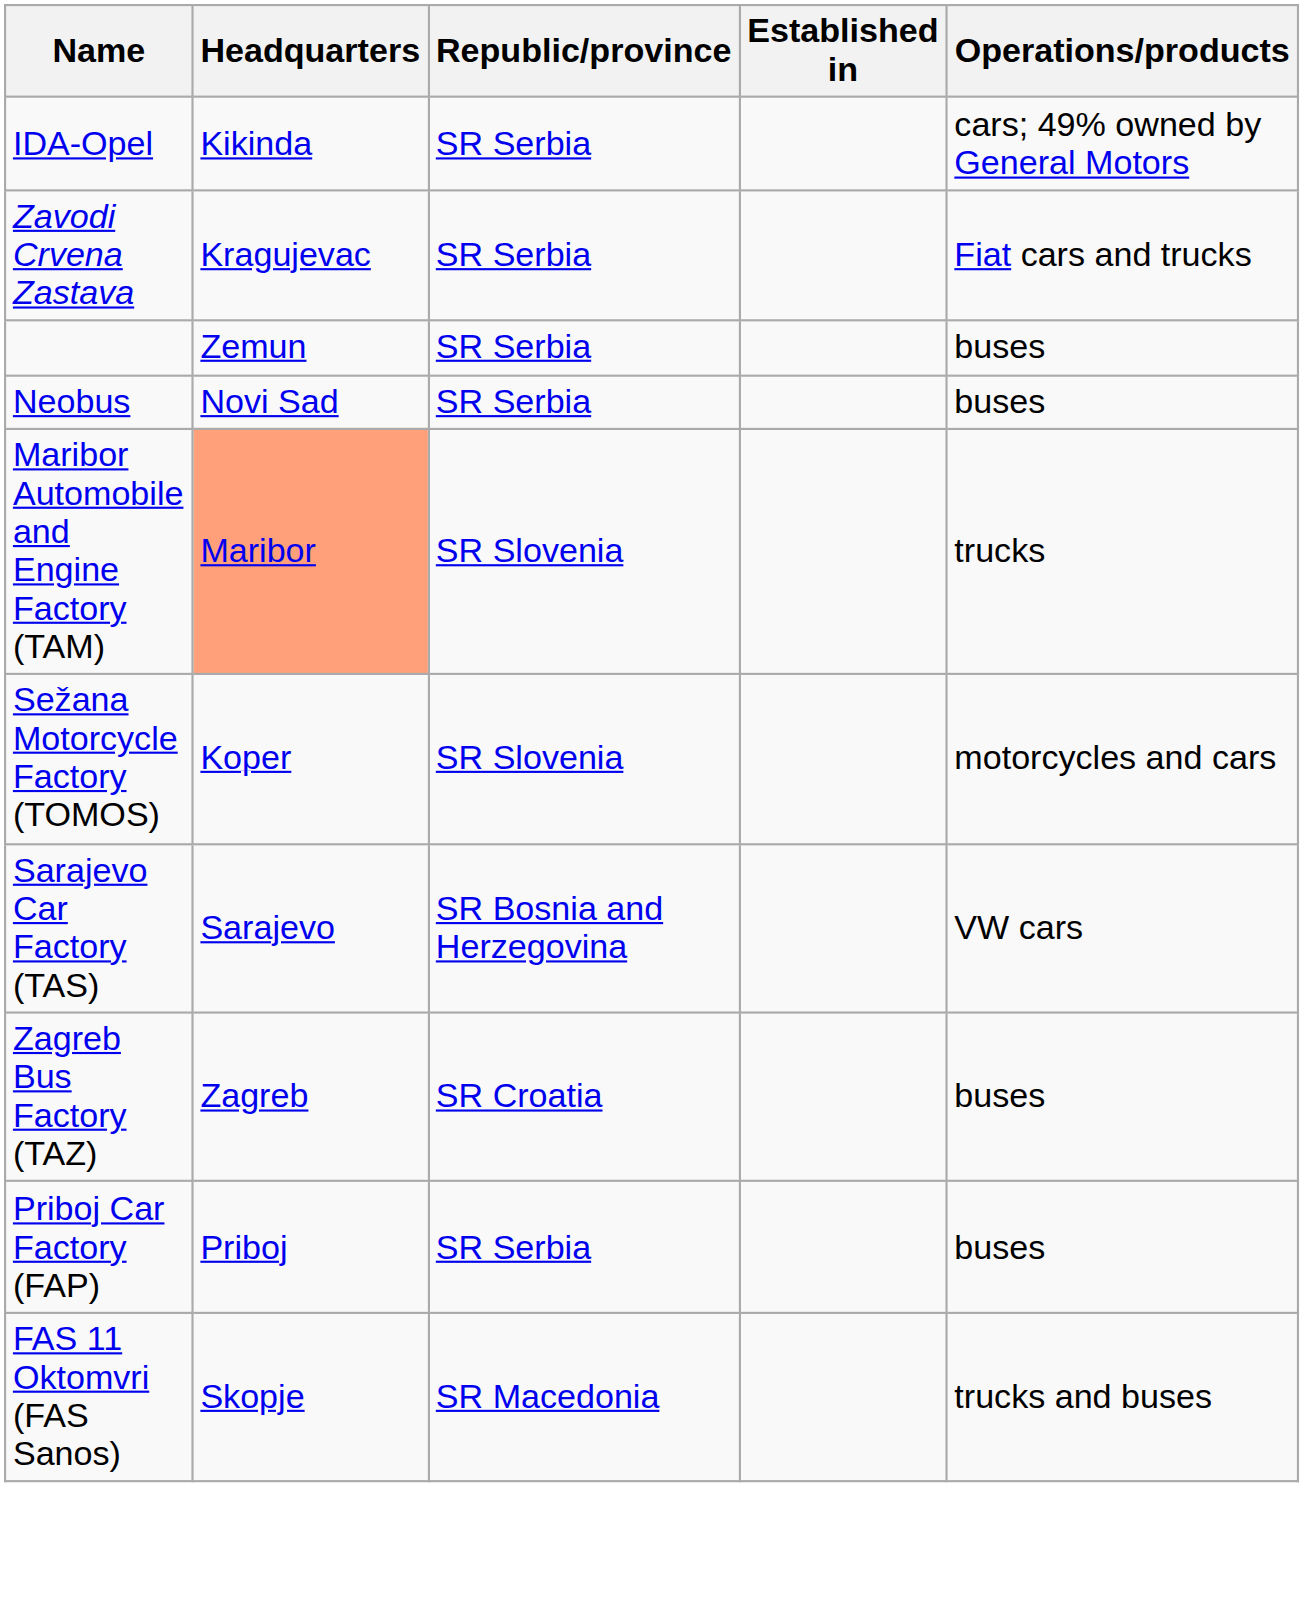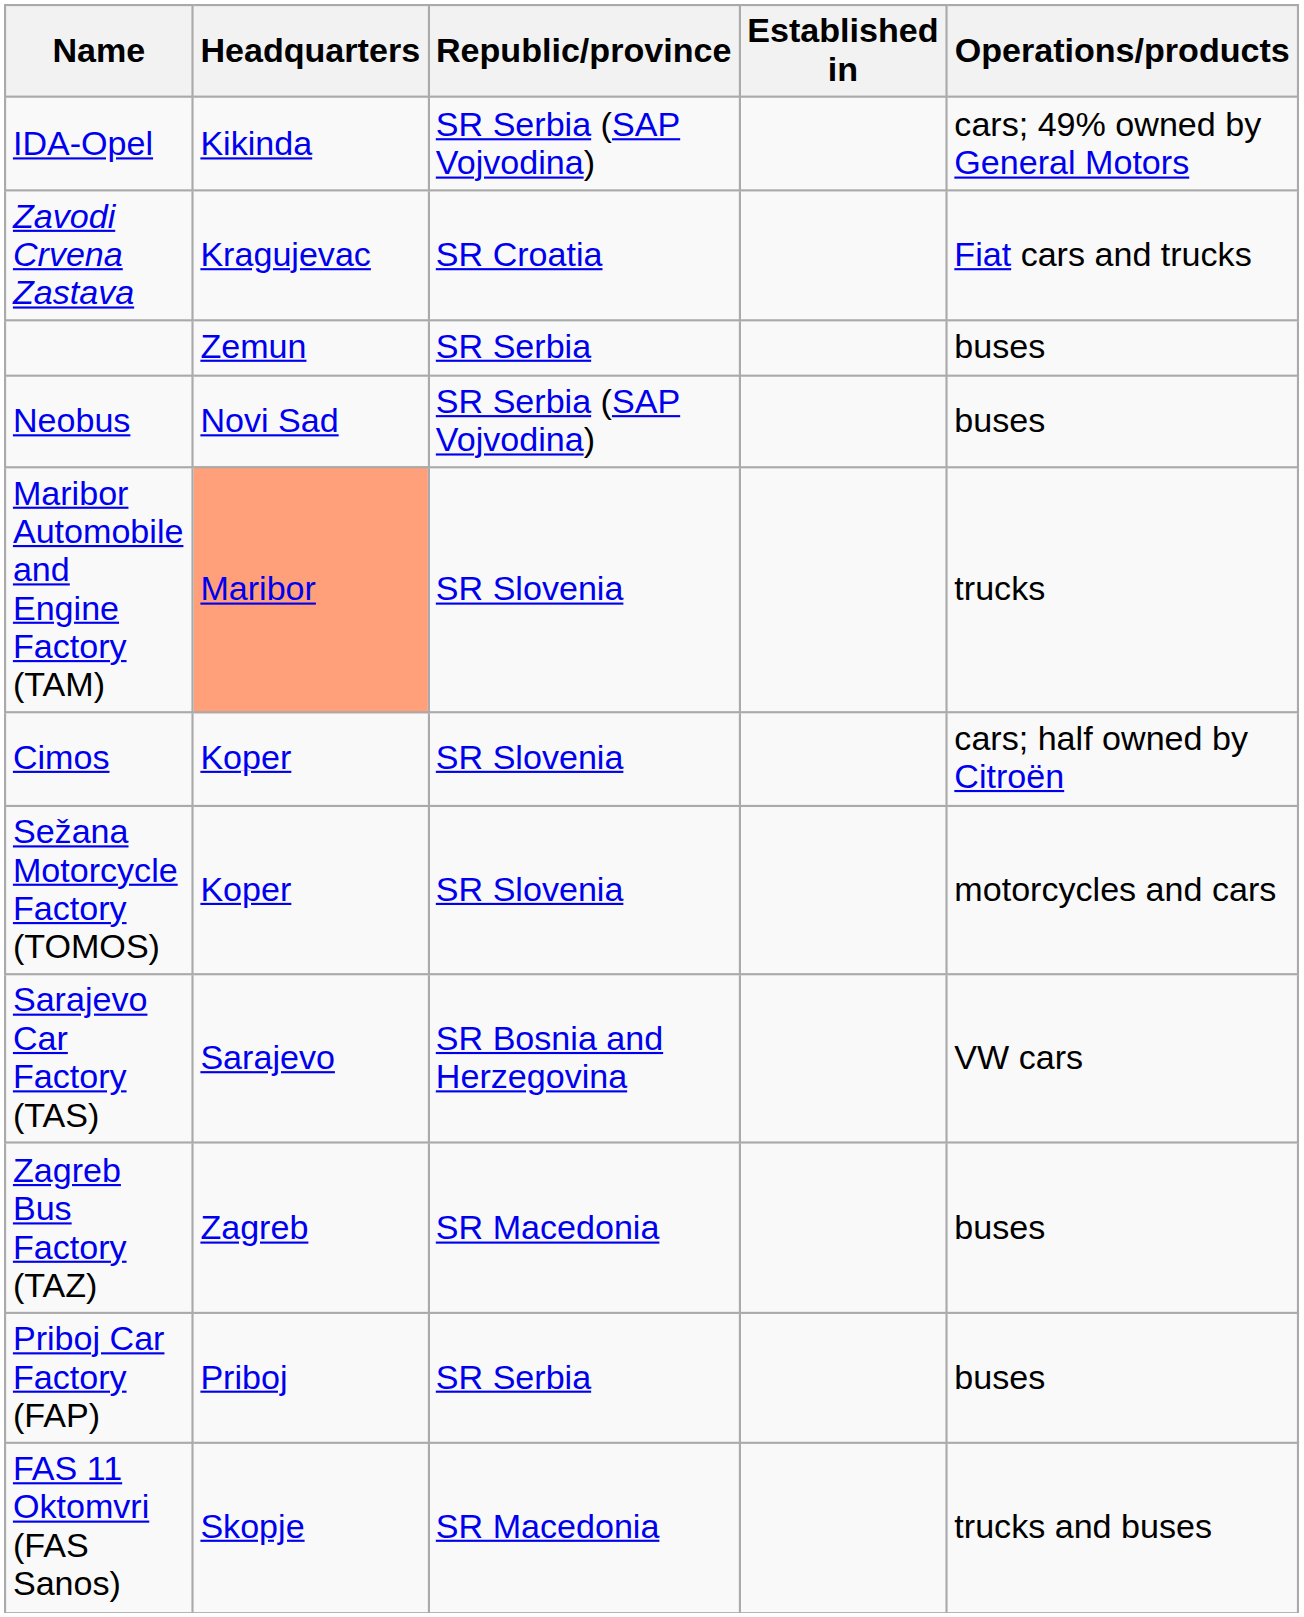(513, 143) SR Serbia -> (558, 143) SR Serbia (SAP Vojvodina)
(513, 254) SR Serbia -> (519, 254) SR Croatia
(513, 401) SR Serbia -> (558, 420) SR Serbia (SAP Vojvodina)
+ row: (61, 758)
(519, 1096) SR Croatia -> (548, 1227) SR Macedonia
